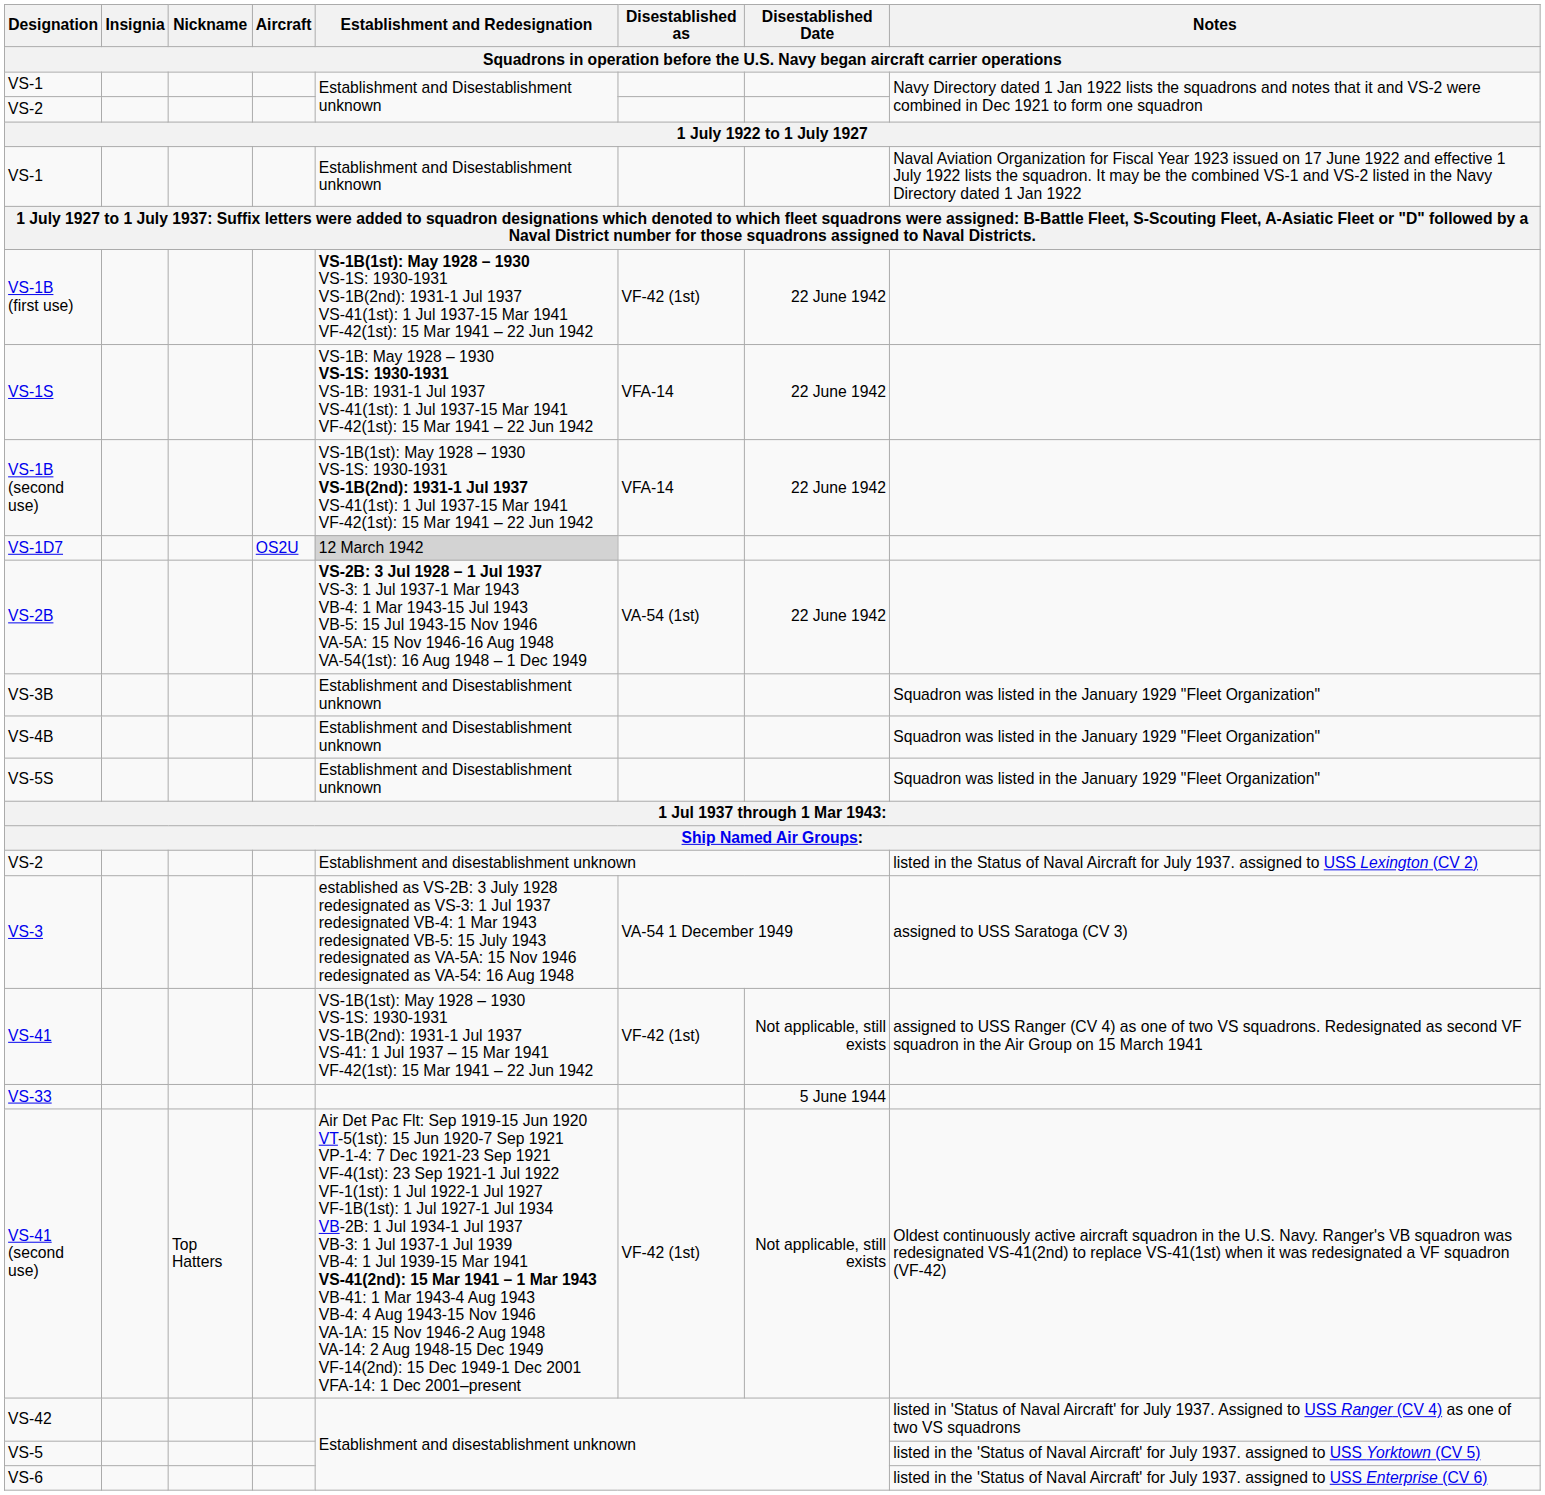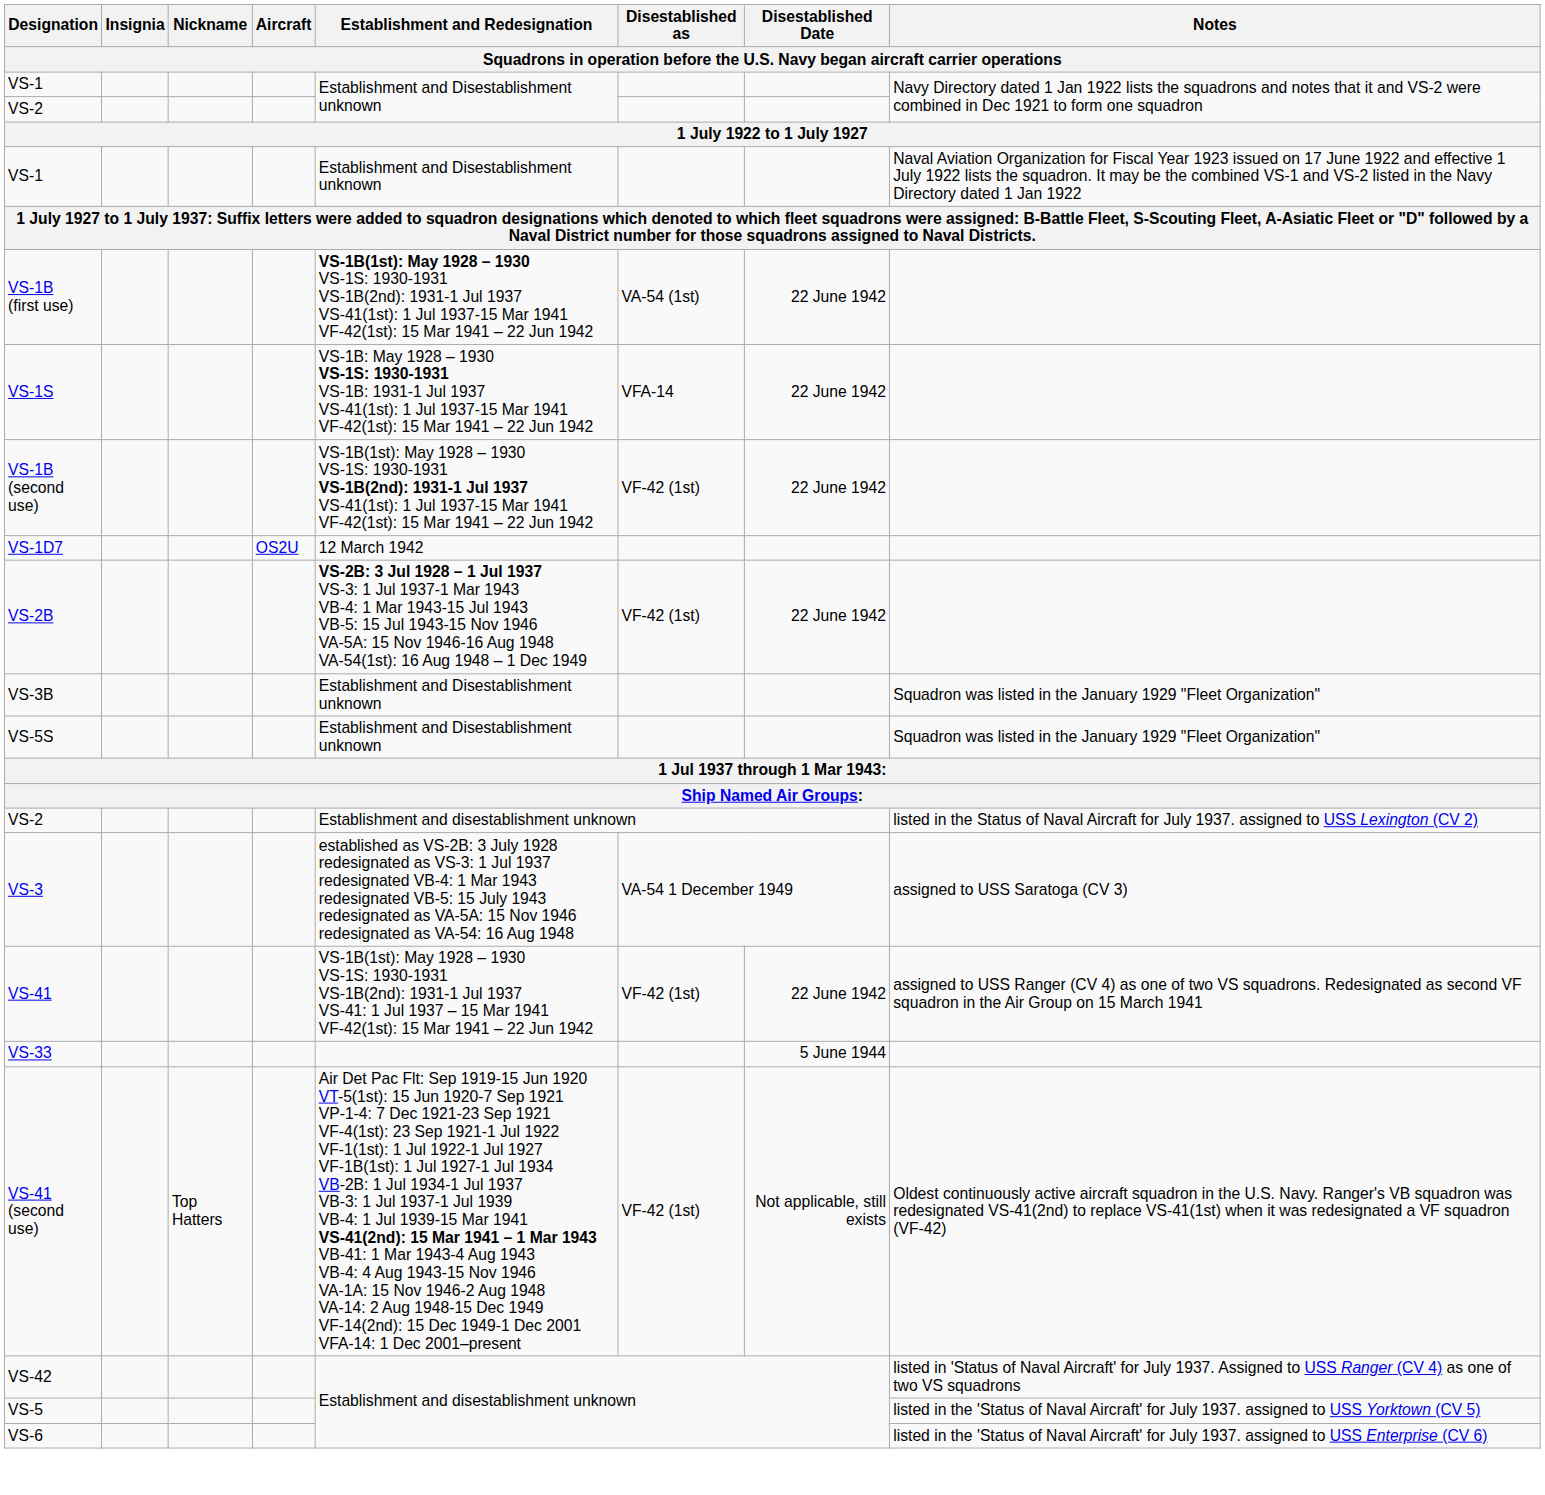(661, 296) VF-42 (1st) -> (661, 296) VA-54 (1st)
(648, 487) VFA-14 -> (661, 487) VF-42 (1st)
(371, 547) lightgrey background -> (371, 547) no background
(661, 616) VA-54 (1st) -> (661, 616) VF-42 (1st)
- row: (31, 737)
(821, 1036) Not applicable, still exists -> (838, 993) 22 June 1942
